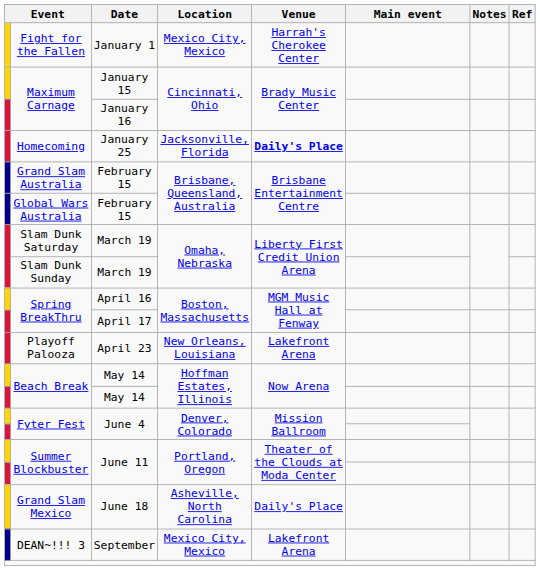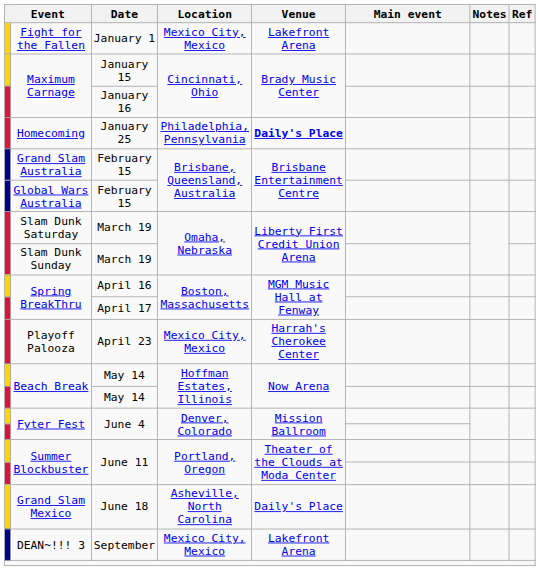(299, 45) Harrah's Cherokee Center -> (299, 39) Lakefront Arena
(205, 146) Jacksonville, Florida -> (205, 133) Philadelphia, Pennsylvania
(205, 348) New Orleans, Louisiana -> (205, 342) Mexico City, Mexico
(299, 348) Lakefront Arena -> (299, 342) Harrah's Cherokee Center
